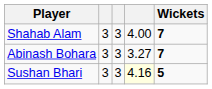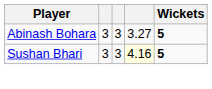- row: (44, 34)
(161, 53) 7 -> (161, 34) 5
